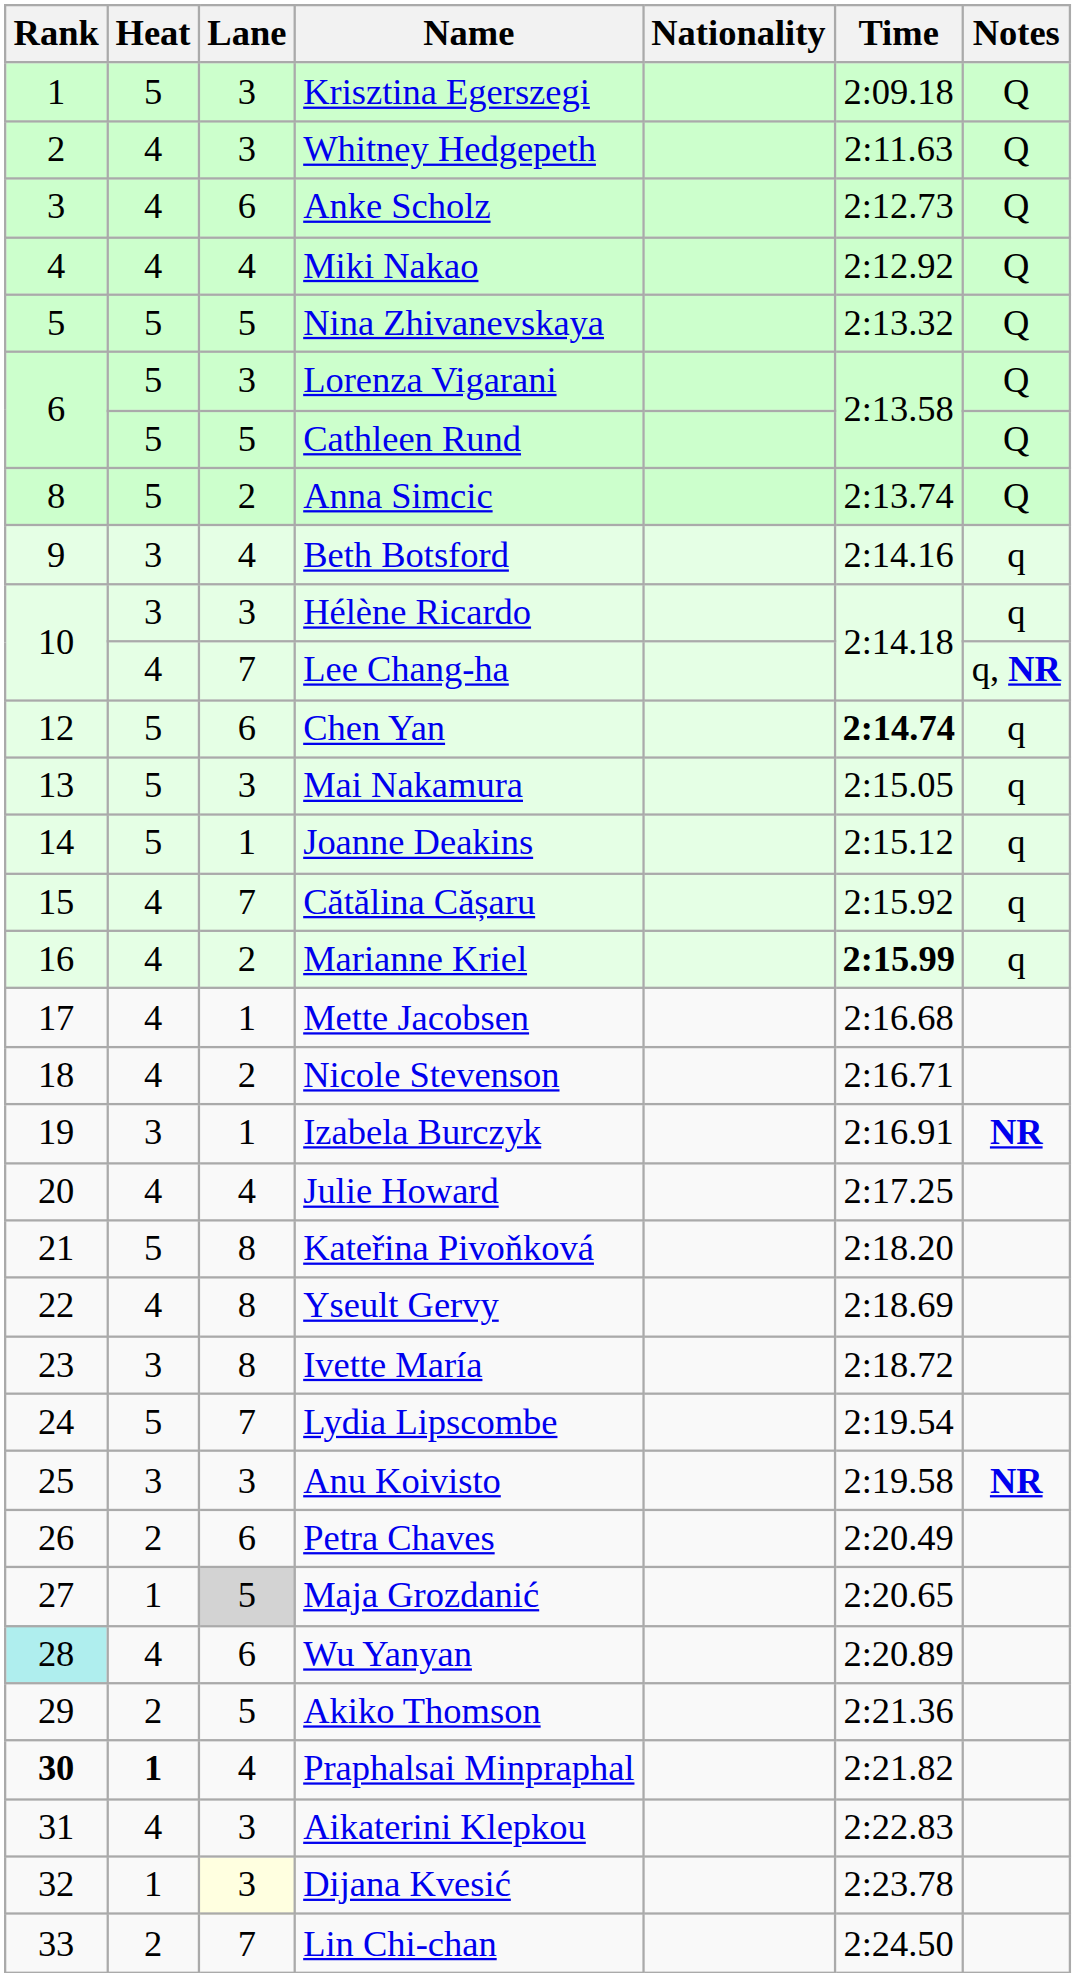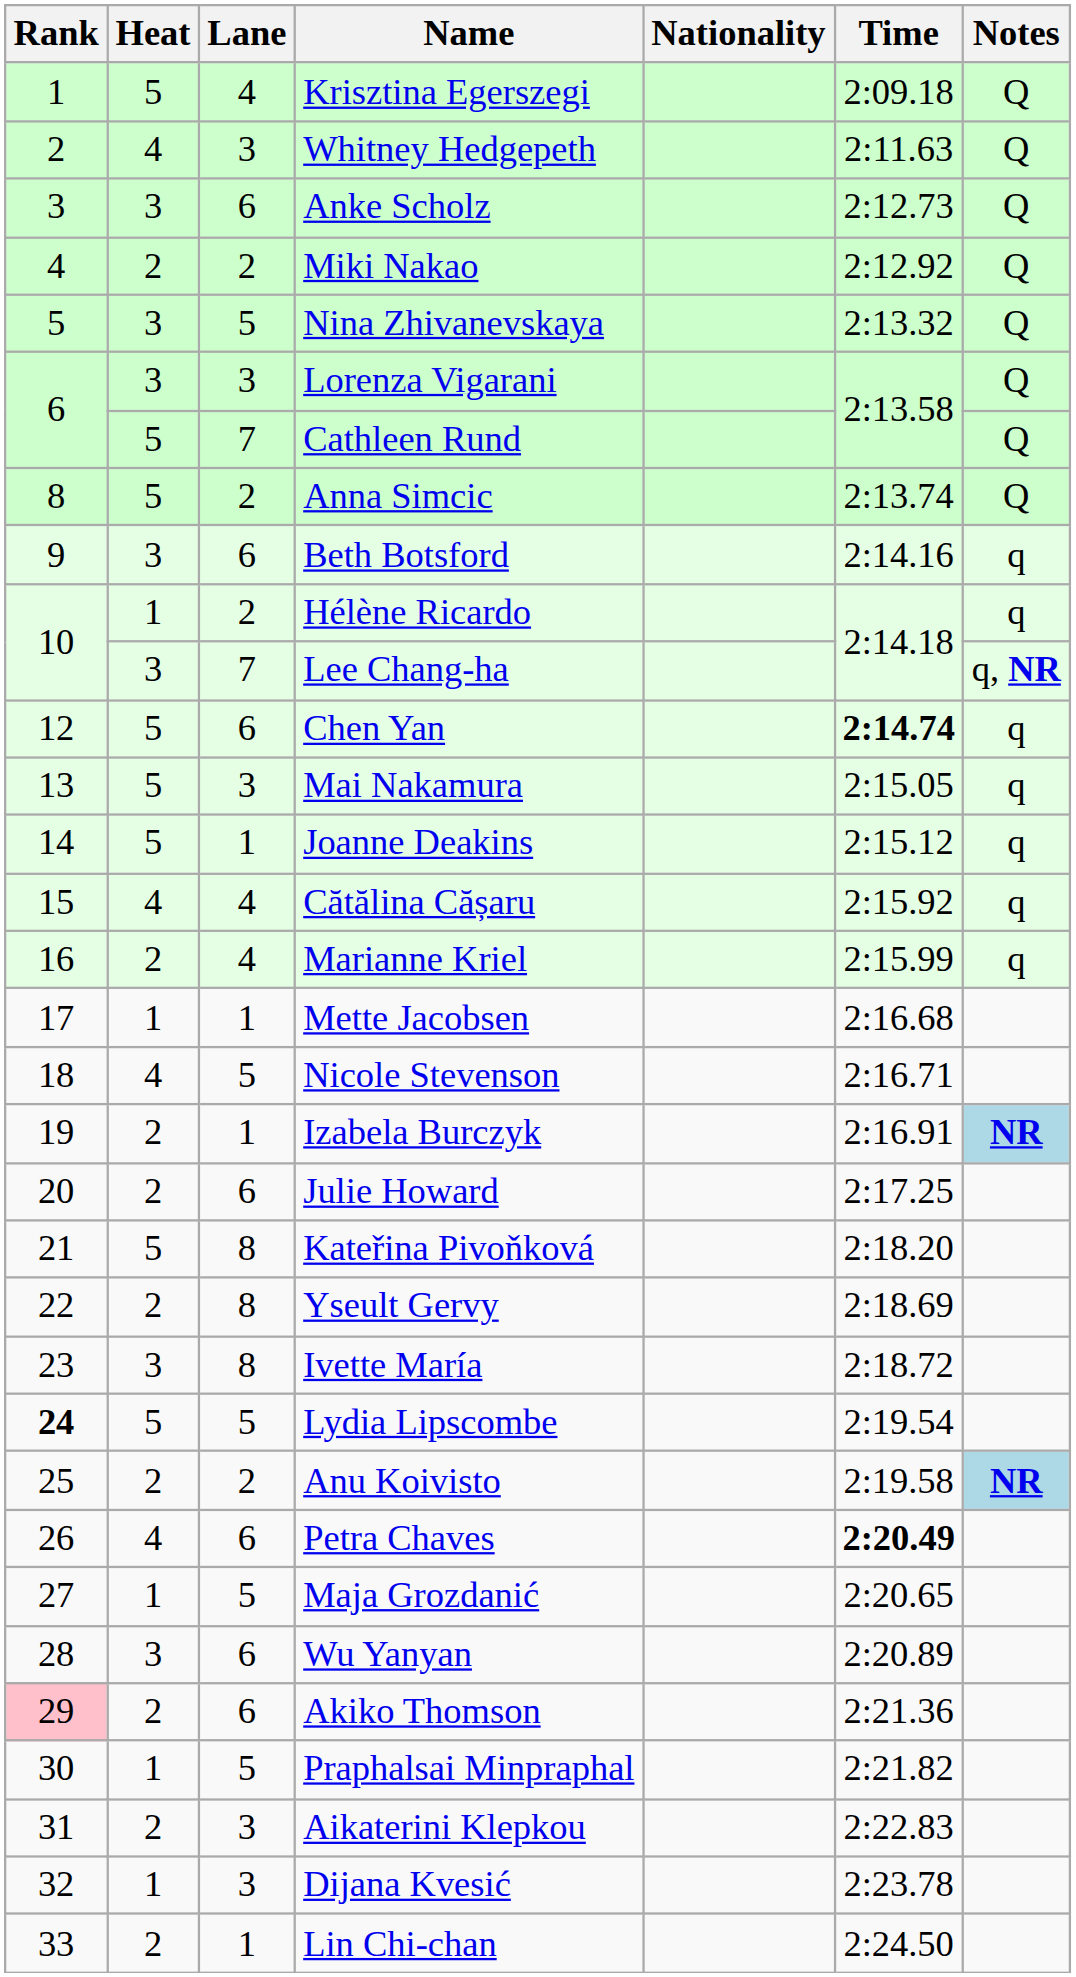(247, 91) 3 -> (247, 91) 4
(153, 206) 4 -> (153, 206) 3
(153, 264) 4 -> (153, 264) 2
(247, 264) 4 -> (247, 264) 2
(153, 322) 5 -> (153, 322) 3
(153, 380) 5 -> (153, 380) 3
(247, 438) 5 -> (247, 438) 7
(247, 554) 4 -> (247, 554) 6
(153, 611) 3 -> (153, 611) 1
(247, 611) 3 -> (247, 611) 2
(153, 669) 4 -> (153, 669) 3
(247, 901) 7 -> (247, 901) 4
(153, 959) 4 -> (153, 959) 2
(247, 959) 2 -> (247, 959) 4
(899, 959) bold -> (899, 959) normal
(153, 1016) 4 -> (153, 1016) 1
(247, 1074) 2 -> (247, 1074) 5
(153, 1132) 3 -> (153, 1132) 2
(1016, 1132) no background -> (1016, 1132) lightblue background
(153, 1190) 4 -> (153, 1190) 2
(247, 1190) 4 -> (247, 1190) 6
(153, 1306) 4 -> (153, 1306) 2
(56, 1421) normal -> (56, 1421) bold
(247, 1421) 7 -> (247, 1421) 5
(153, 1479) 3 -> (153, 1479) 2
(247, 1479) 3 -> (247, 1479) 2
(1016, 1479) no background -> (1016, 1479) lightblue background
(153, 1537) 2 -> (153, 1537) 4
(899, 1537) normal -> (899, 1537) bold
(247, 1595) lightgrey background -> (247, 1595) no background
(56, 1653) paleturquoise background -> (56, 1653) no background
(153, 1653) 4 -> (153, 1653) 3
(56, 1711) no background -> (56, 1711) pink background
(247, 1711) 5 -> (247, 1711) 6
(56, 1769) bold -> (56, 1769) normal
(153, 1769) bold -> (153, 1769) normal
(247, 1769) 4 -> (247, 1769) 5
(153, 1826) 4 -> (153, 1826) 2
(247, 1884) lightyellow background -> (247, 1884) no background
(247, 1942) 7 -> (247, 1942) 1
